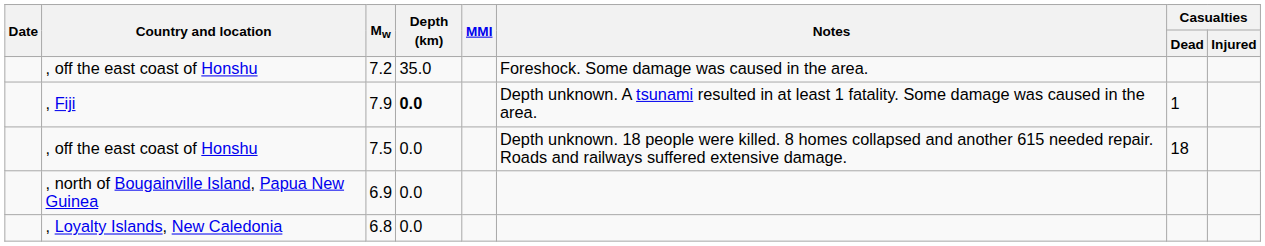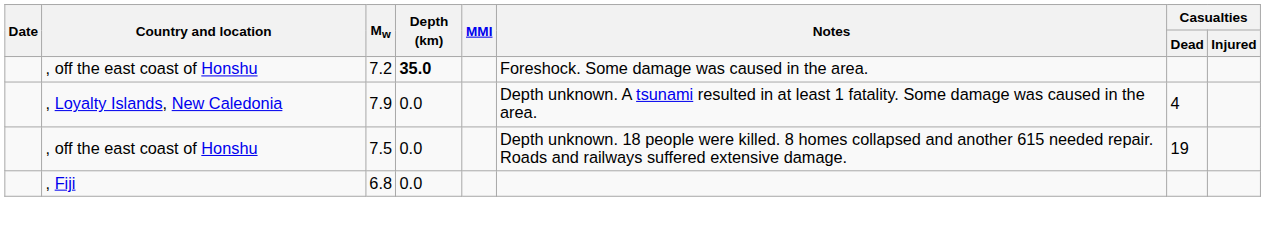(415, 69) normal -> (415, 69) bold
(61, 104) , Fiji -> (164, 104) , Loyalty Islands, New Caledonia
(411, 104) bold -> (411, 104) normal
(1175, 104) 1 -> (1175, 104) 4
(1180, 148) 18 -> (1180, 148) 19
- row: (381, 192)
(164, 227) , Loyalty Islands, New Caledonia -> (61, 183) , Fiji
